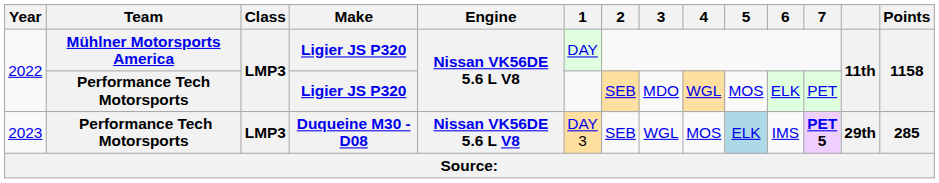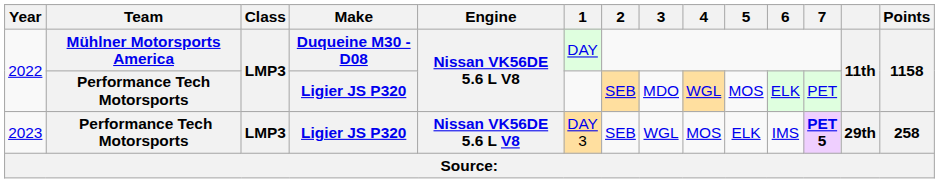(354, 50) Ligier JS P320 -> (354, 50) Duqueine M30 - D08
(354, 133) Duqueine M30 - D08 -> (354, 133) Ligier JS P320
(746, 133) lightblue background -> (746, 133) no background
(907, 133) 285 -> (907, 133) 258
